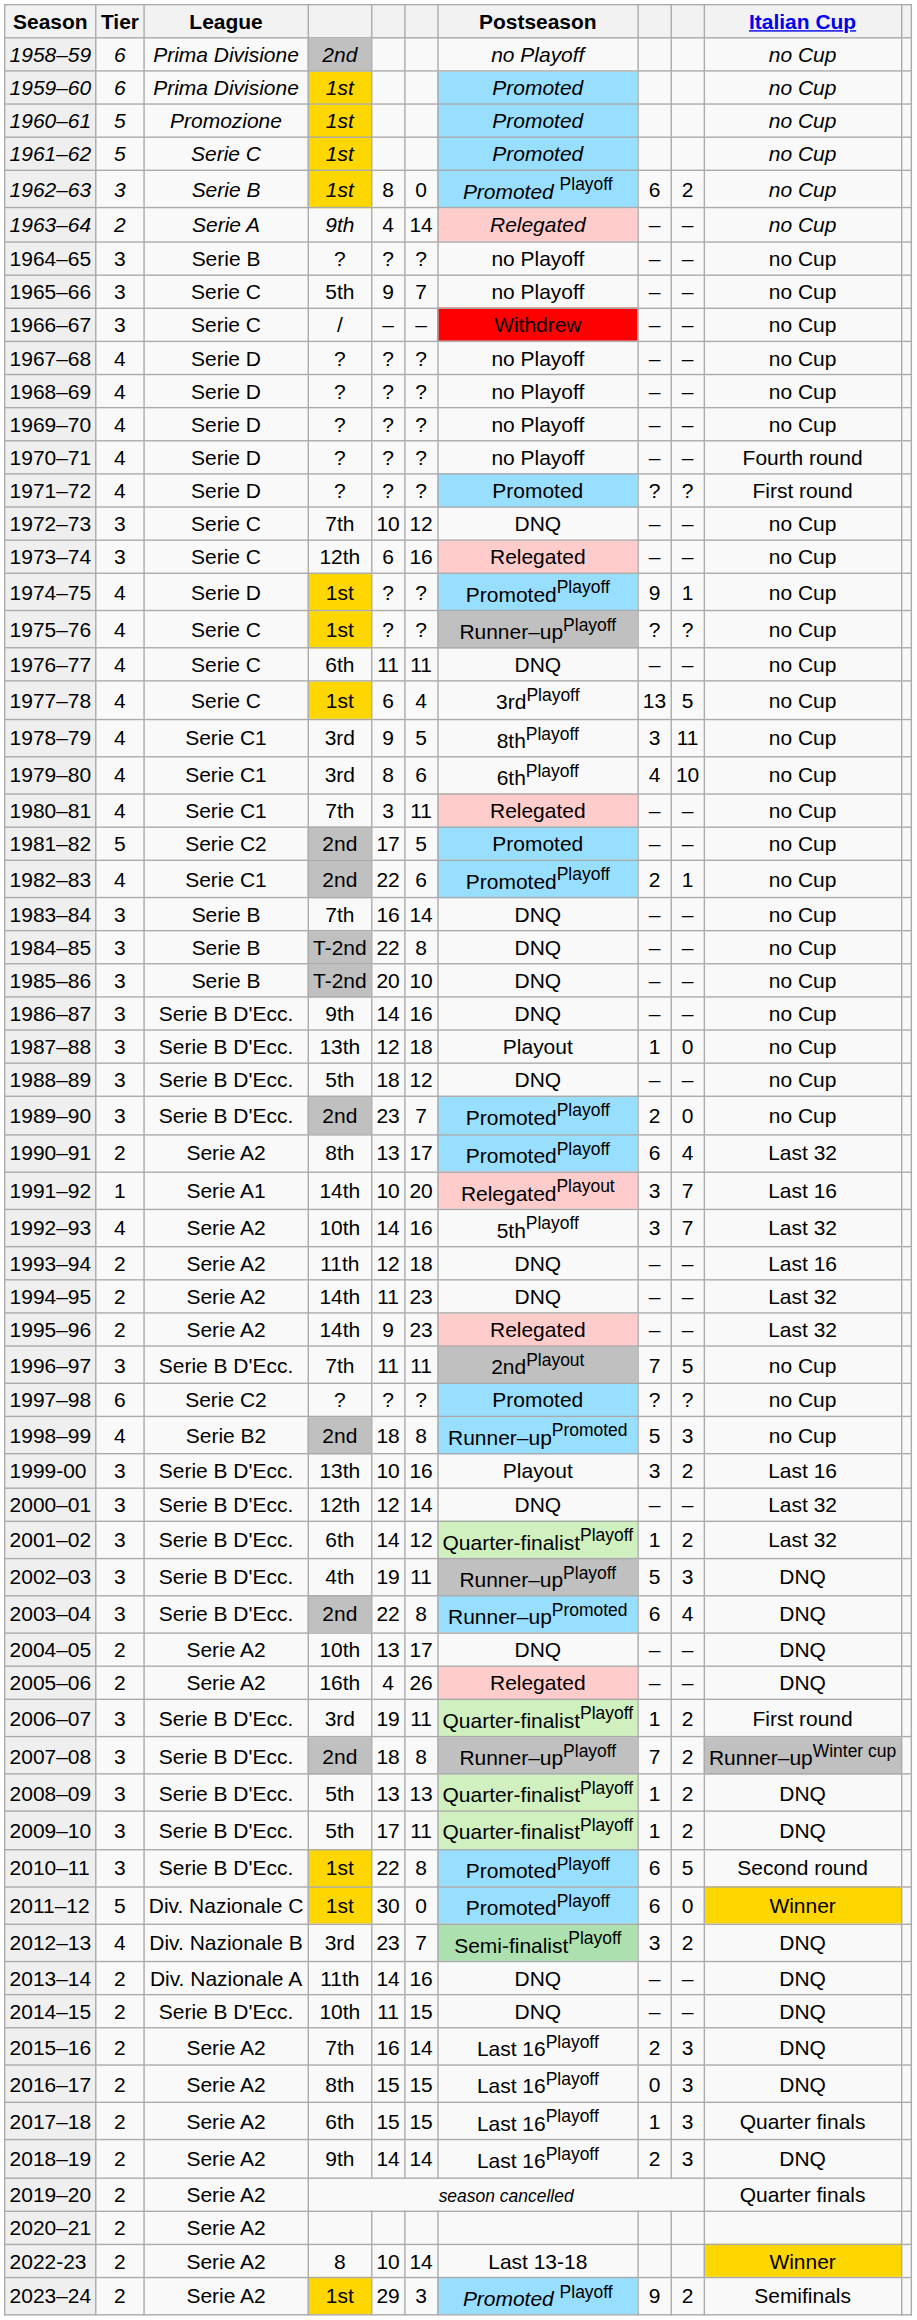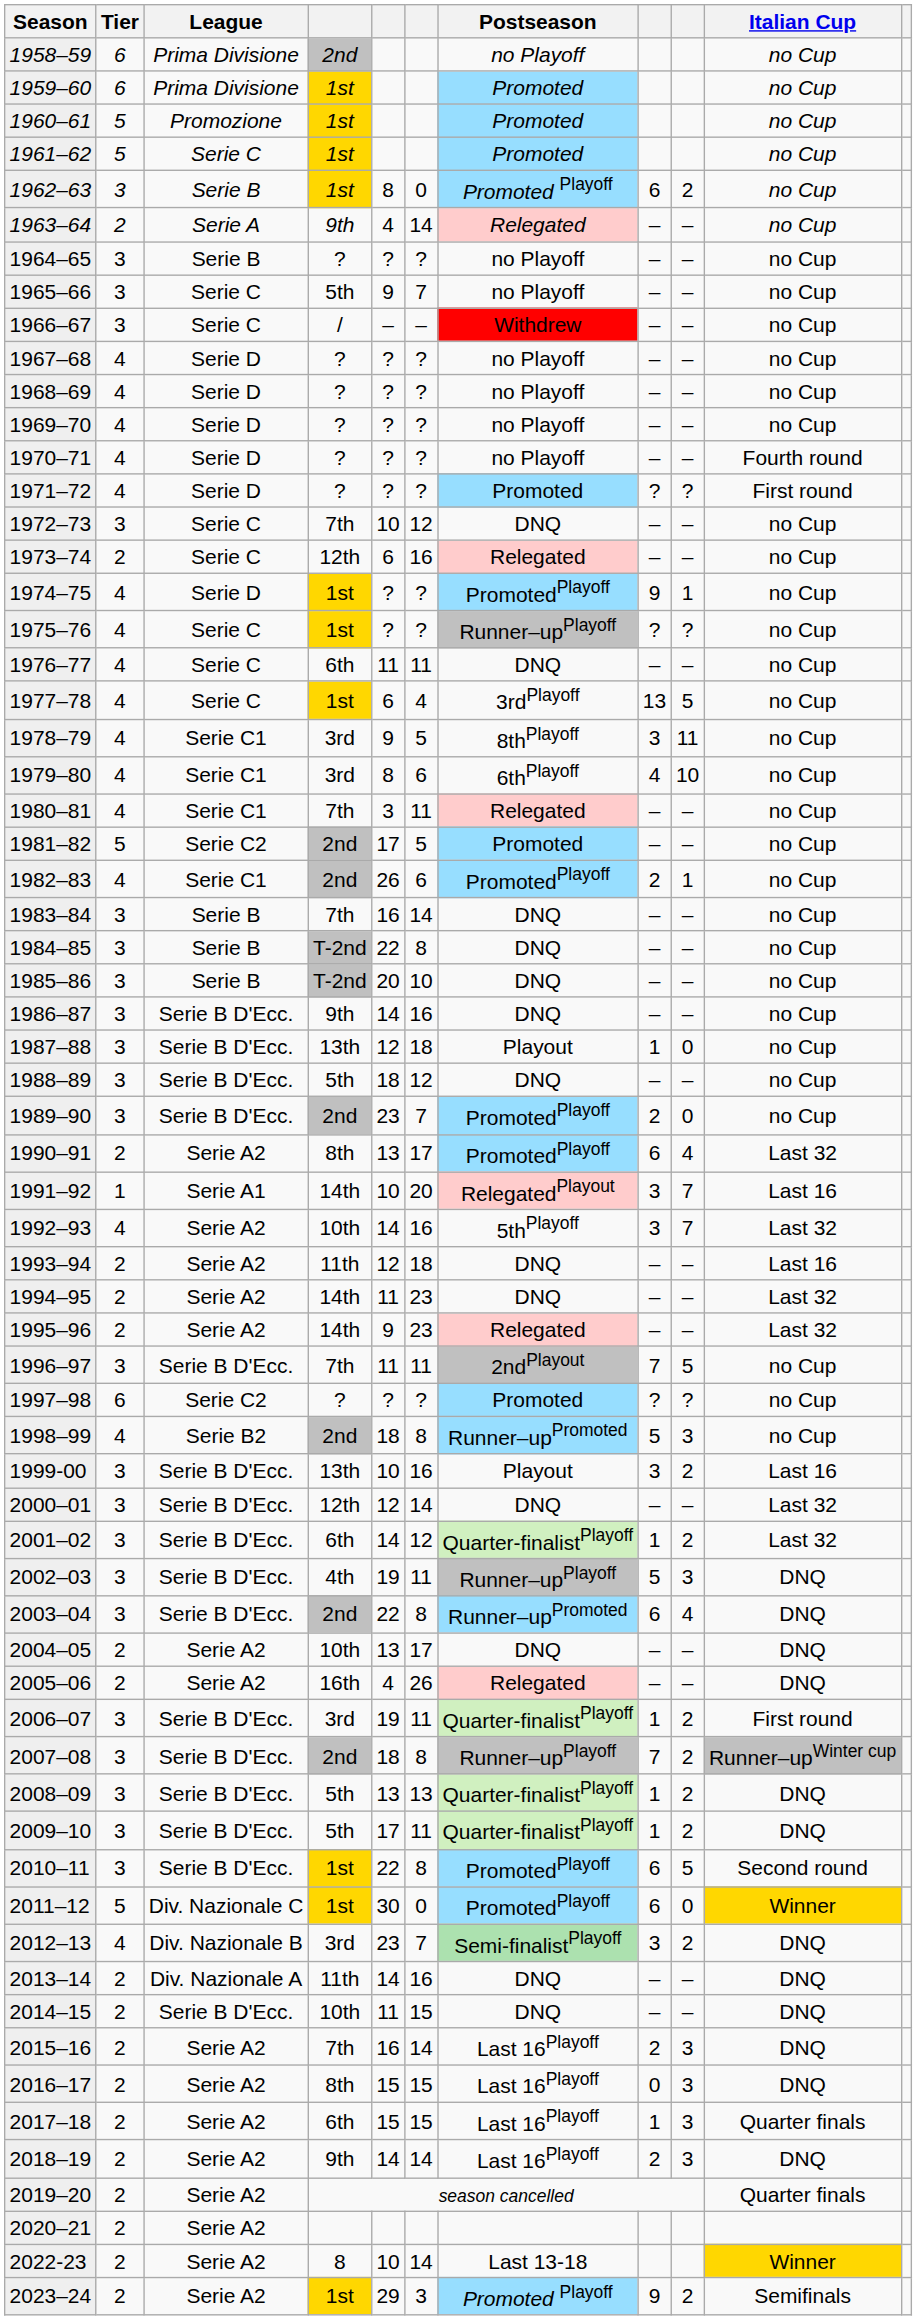(120, 557) 3 -> (120, 557) 2
(388, 879) 22 -> (388, 879) 26
